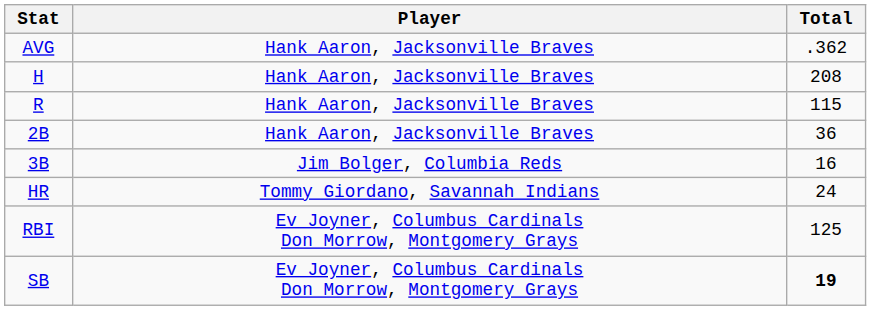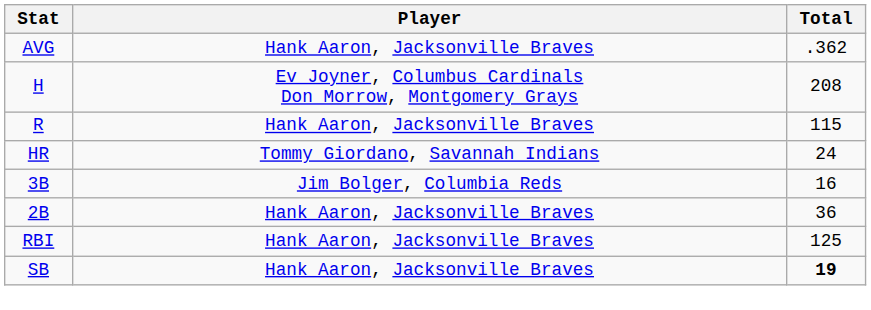(430, 77) Hank Aaron, Jacksonville Braves -> (430, 87) Ev Joyner, Columbus Cardinals Don Morrow, Montgomery Grays
rows swapped: (38, 134) <-> (38, 192)
(430, 231) Ev Joyner, Columbus Cardinals Don Morrow, Montgomery Grays -> (430, 241) Hank Aaron, Jacksonville Braves
(430, 280) Ev Joyner, Columbus Cardinals Don Morrow, Montgomery Grays -> (430, 270) Hank Aaron, Jacksonville Braves
